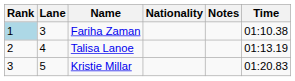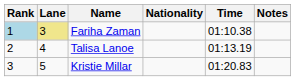columns swapped: (266, 13) <-> (224, 13)
(43, 31) no background -> (43, 31) khaki background
